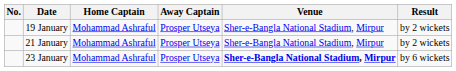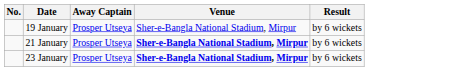- column: (114, 12)
(425, 27) by 2 wickets -> (337, 27) by 6 wickets
(304, 43) normal -> (222, 43) bold
(425, 43) by 2 wickets -> (337, 43) by 6 wickets
